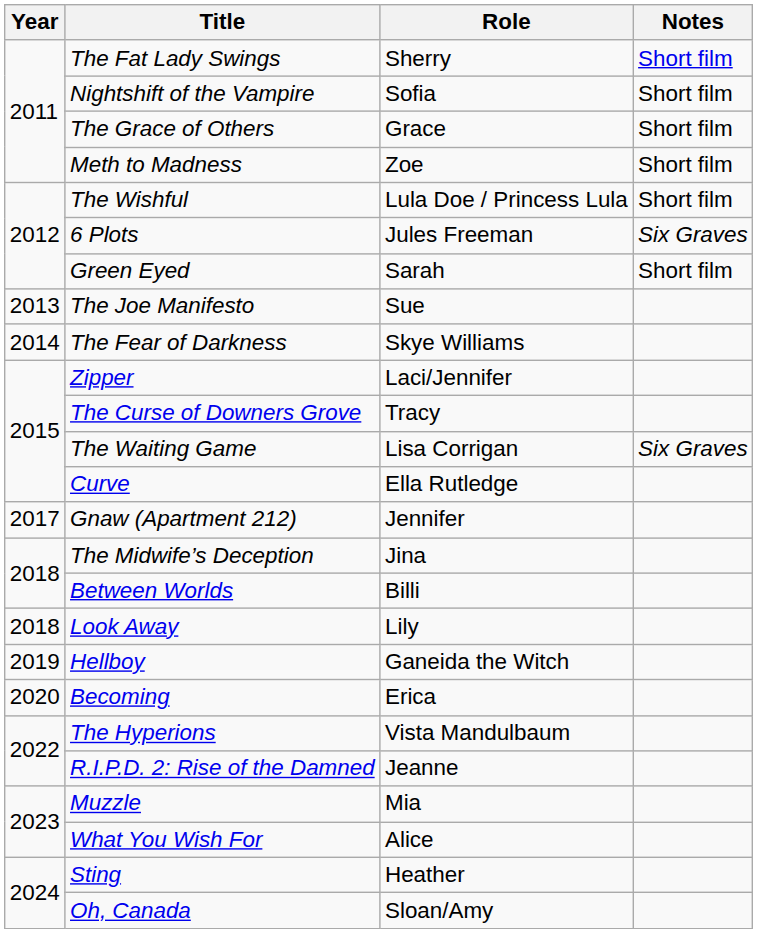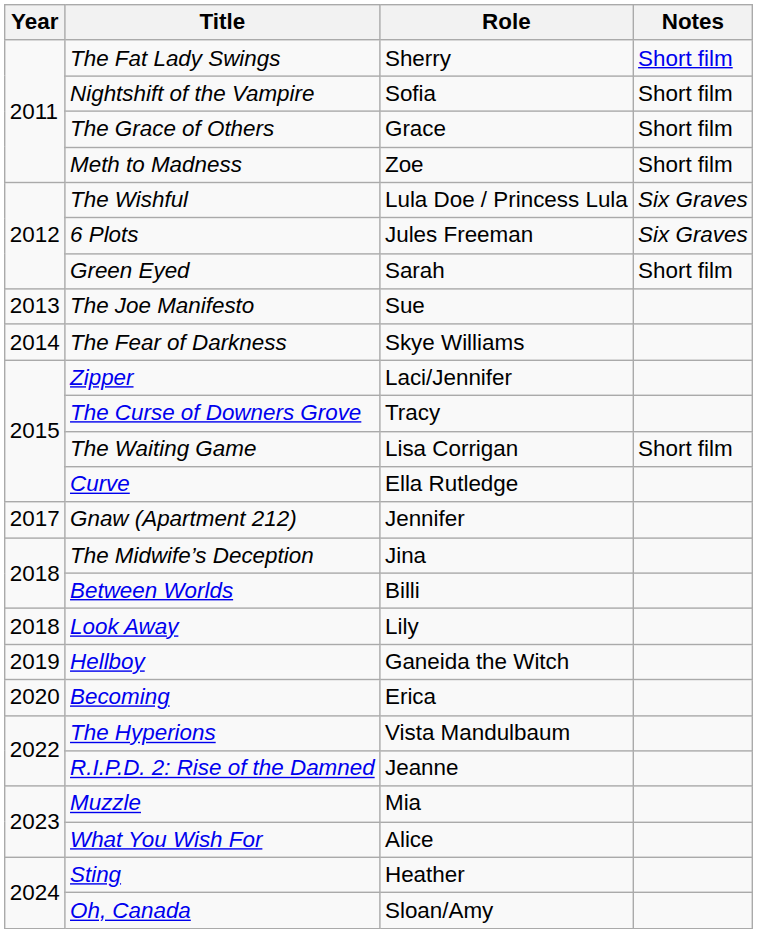(685, 199) Short film -> (693, 199) Six Graves
(693, 448) Six Graves -> (685, 448) Short film
